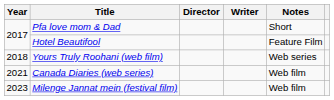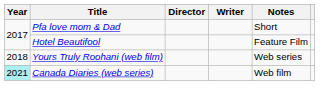(17, 73) no background -> (17, 73) paleturquoise background
- row: (105, 88)
